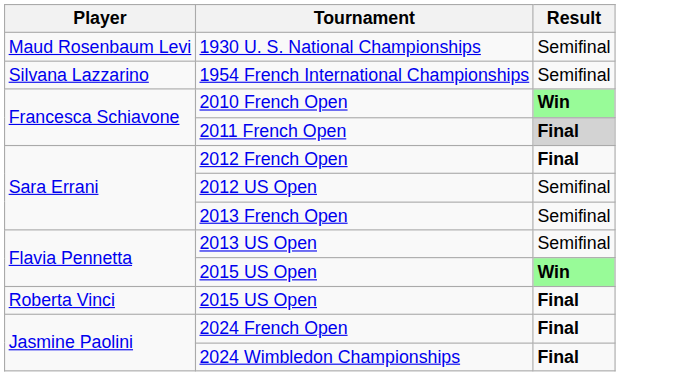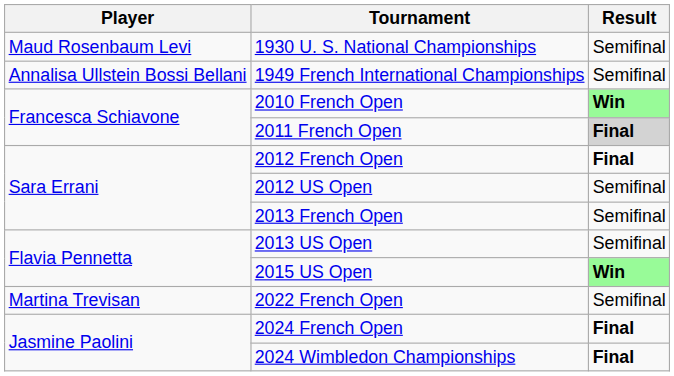+ row: (128, 74)
- row: (79, 74)
- row: (62, 300)
+ row: (74, 300)
